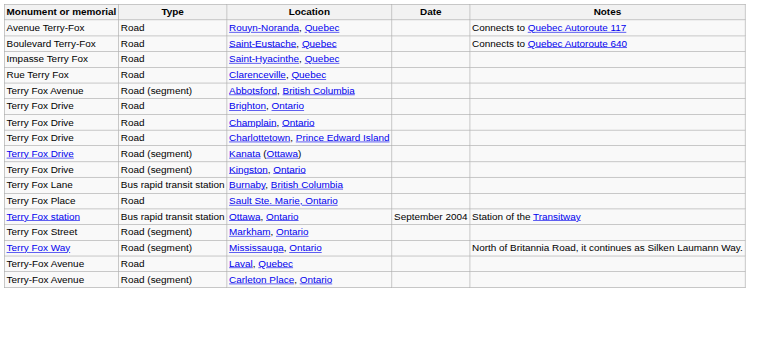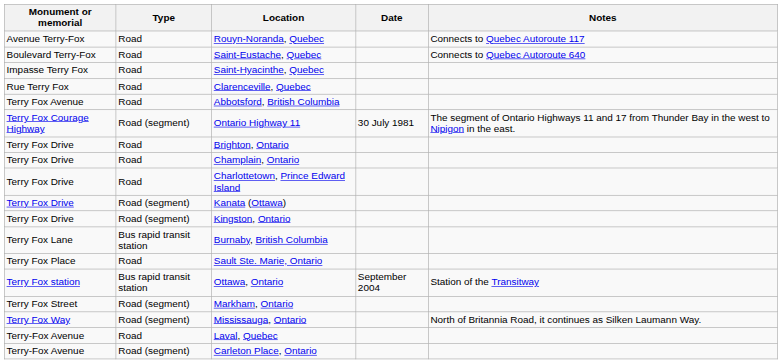(156, 91) Road (segment) -> (130, 102) Road
+ row: (257, 123)
